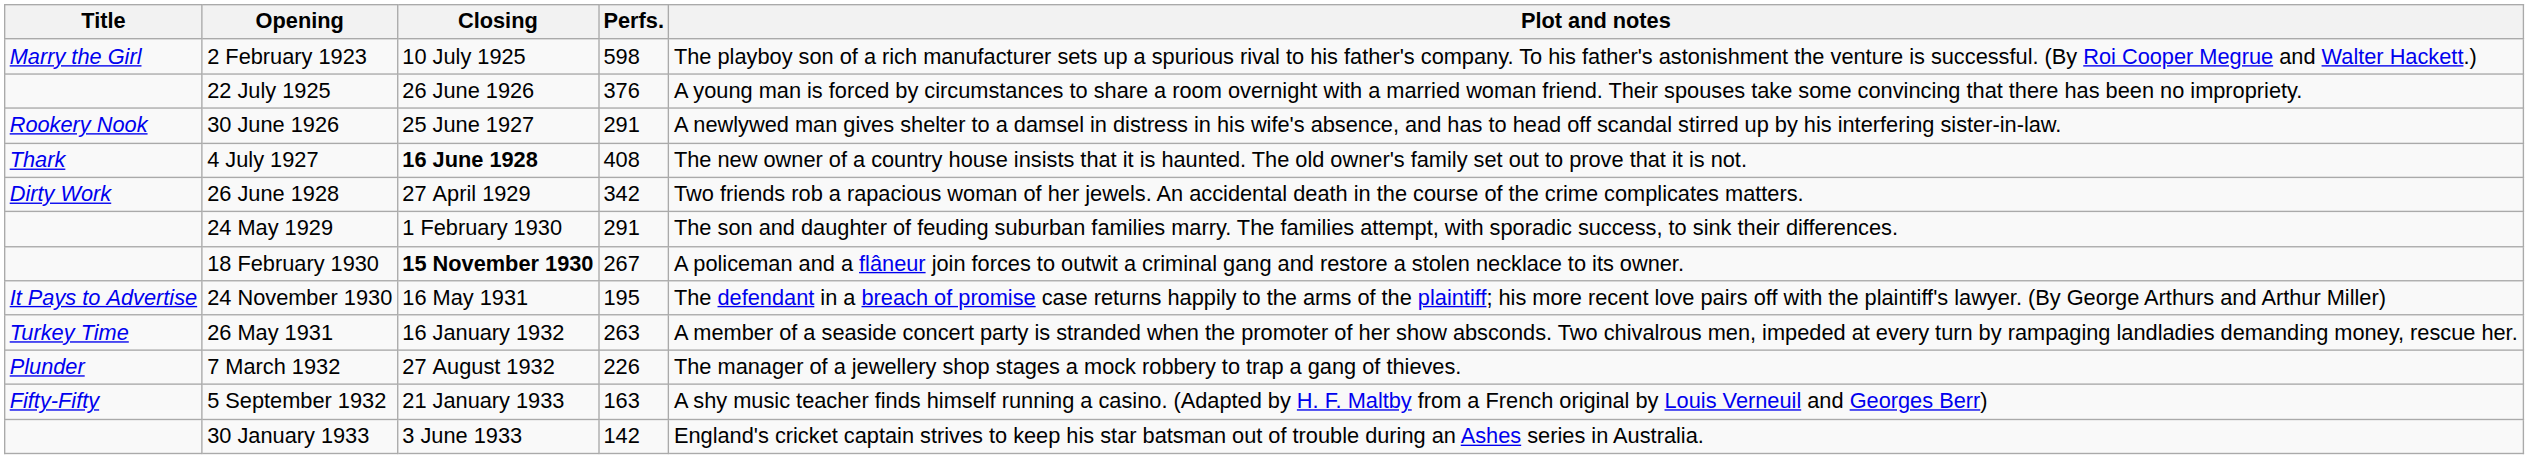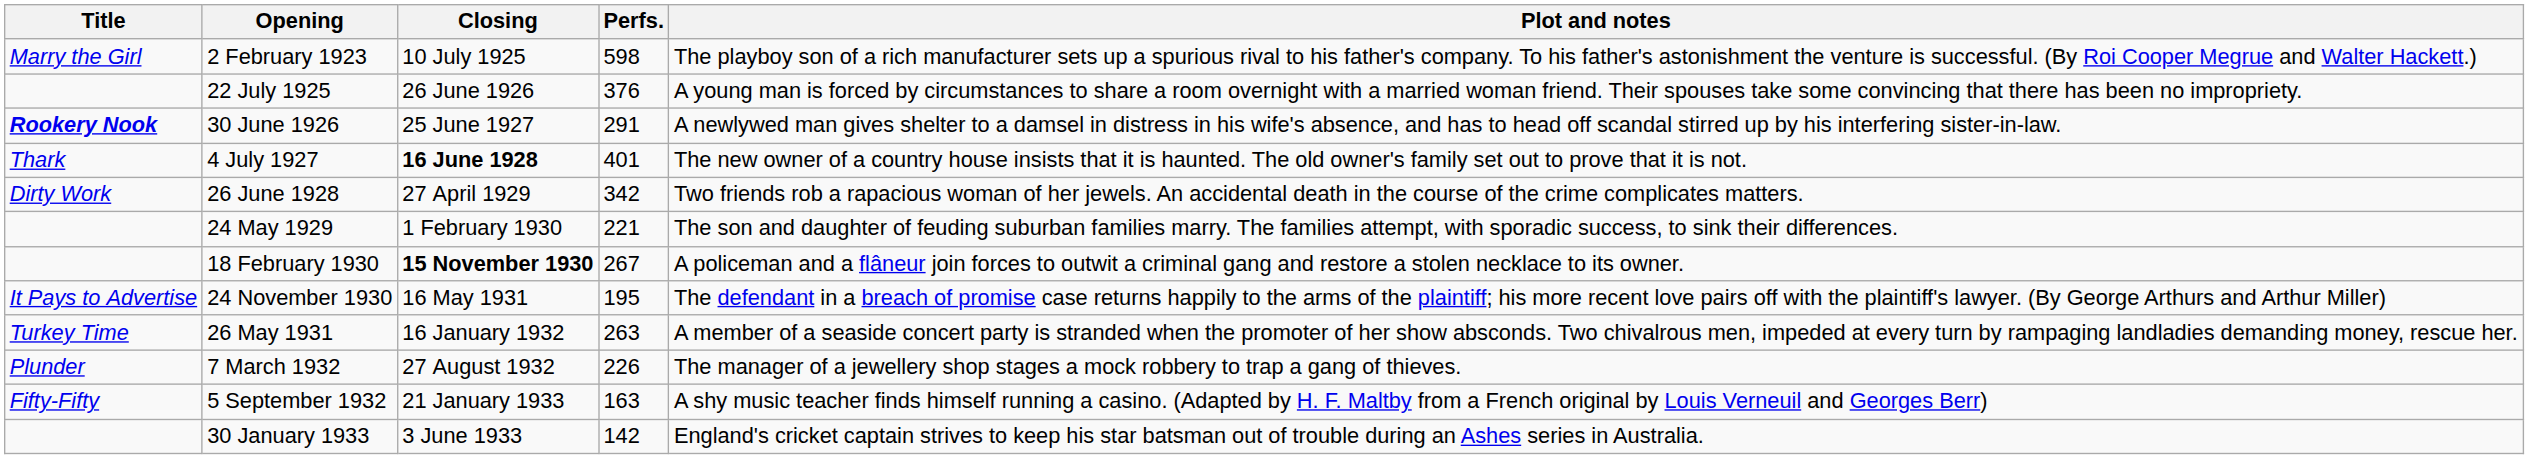(79, 125) normal -> (83, 125) bold
(622, 159) 408 -> (622, 159) 401
(622, 228) 291 -> (622, 228) 221
